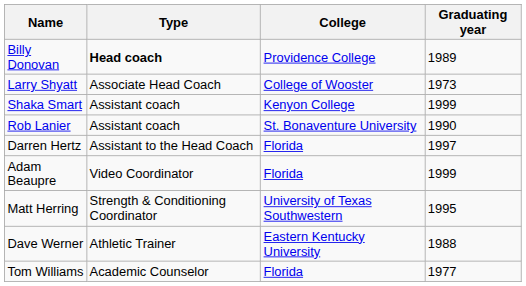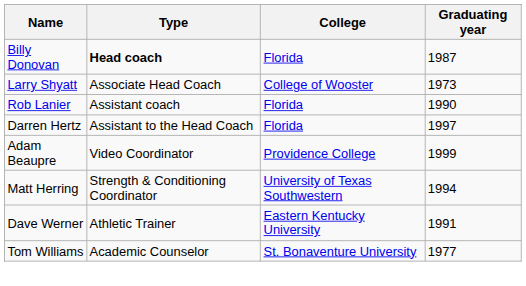(320, 57) Providence College -> (283, 57) Florida
(442, 57) 1989 -> (442, 57) 1987
- row: (45, 105)
(340, 126) St. Bonaventure University -> (283, 105) Florida
(283, 174) Florida -> (320, 153) Providence College
(442, 209) 1995 -> (442, 188) 1994
(442, 243) 1988 -> (442, 223) 1991
(283, 271) Florida -> (340, 251) St. Bonaventure University
